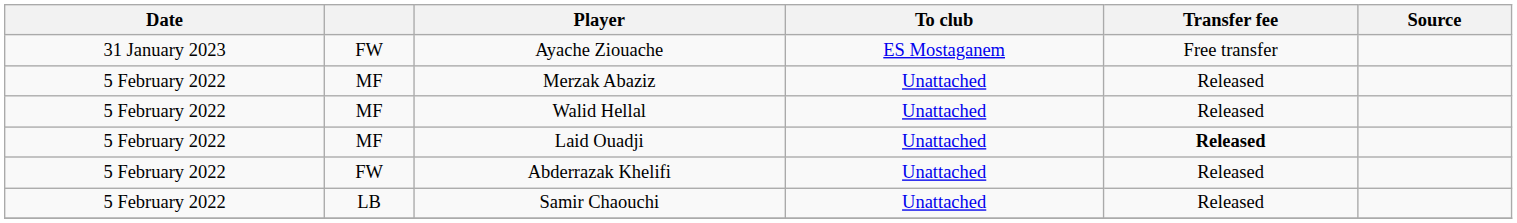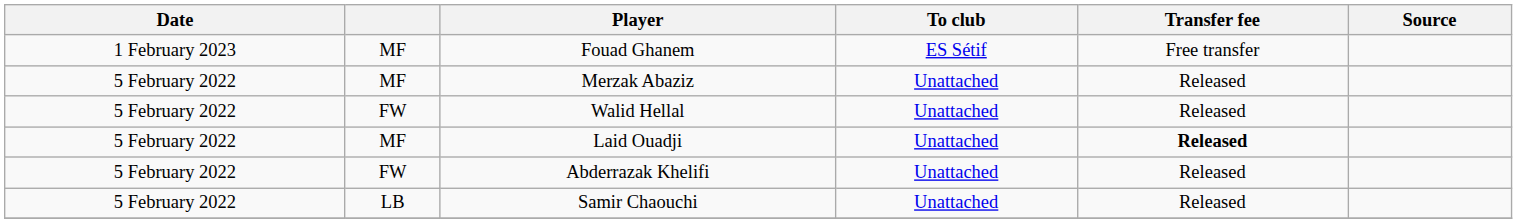- row: (599, 49)
+ row: (638, 49)
(369, 110) MF -> (393, 110) FW
